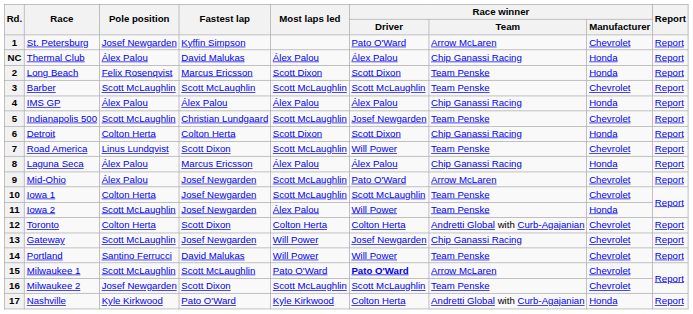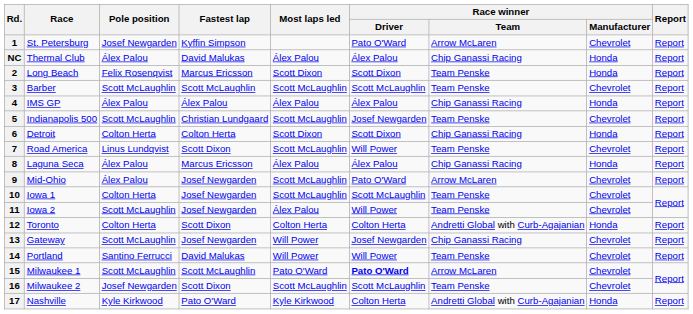(603, 209) Honda -> (610, 209) Chevrolet
(610, 225) Chevrolet -> (603, 225) Honda
